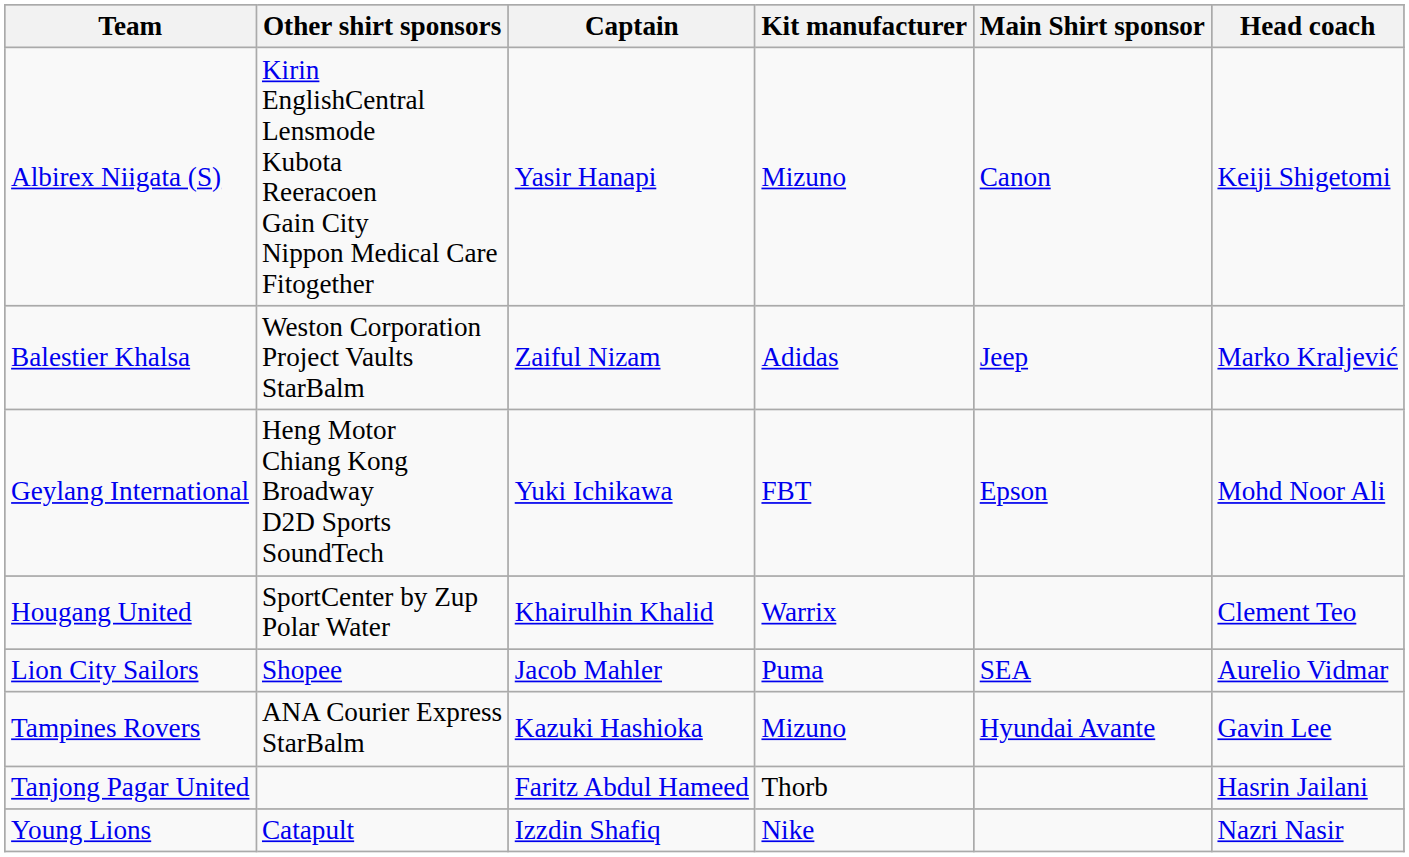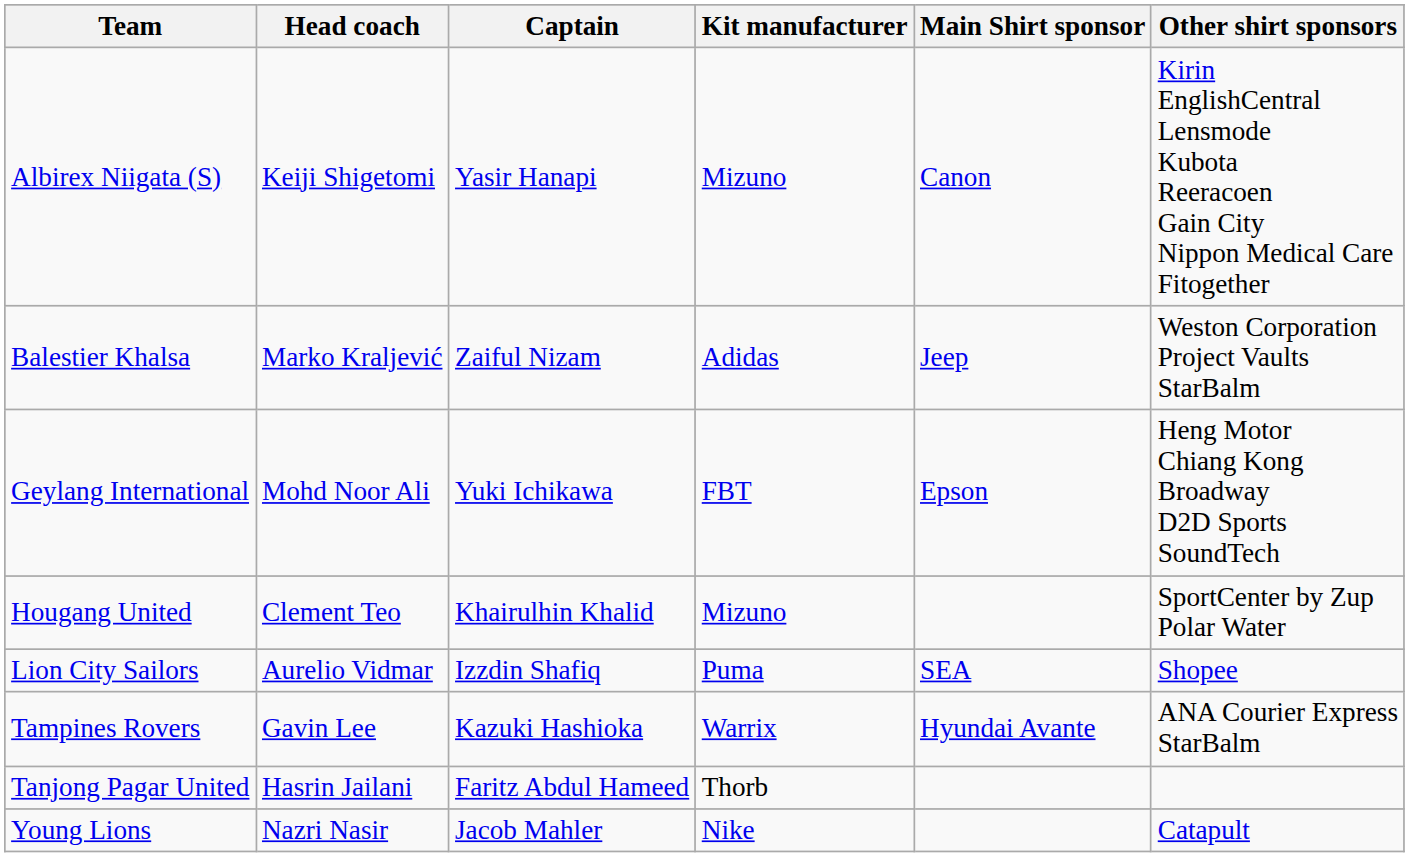columns swapped: (1308, 26) <-> (382, 26)
(799, 611) Warrix -> (744, 611) Mizuno
(588, 670) Jacob Mahler -> (528, 670) Izzdin Shafiq
(804, 728) Mizuno -> (739, 728) Warrix
(588, 830) Izzdin Shafiq -> (529, 830) Jacob Mahler
